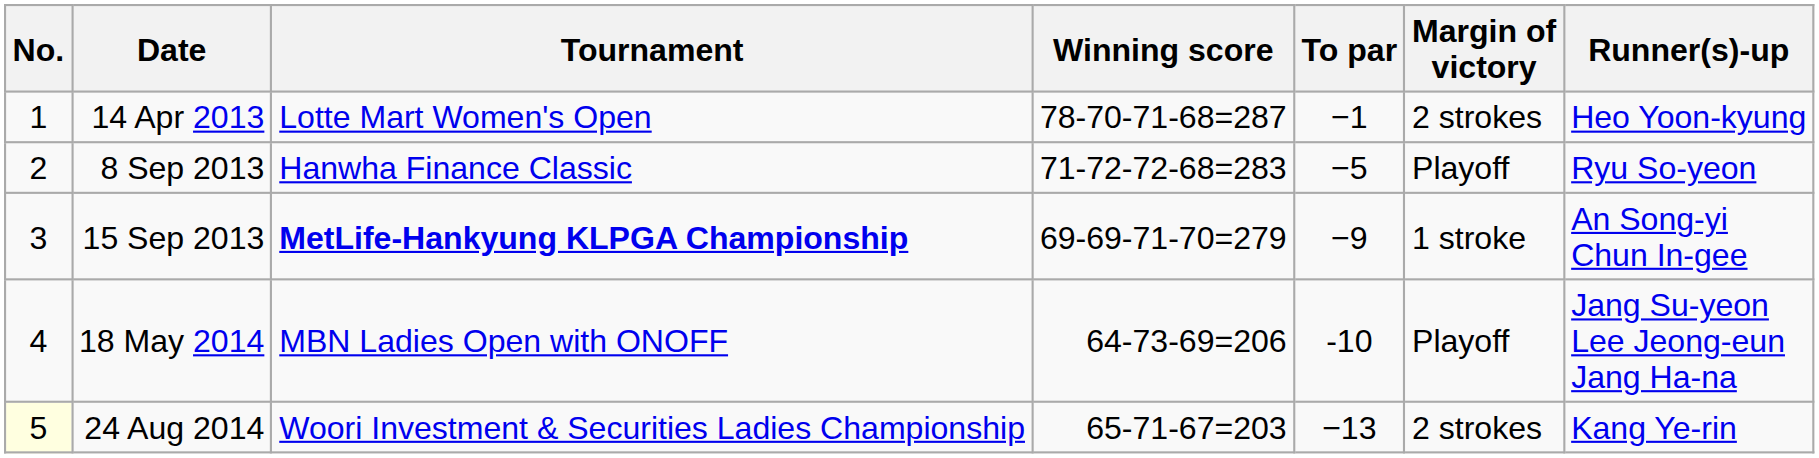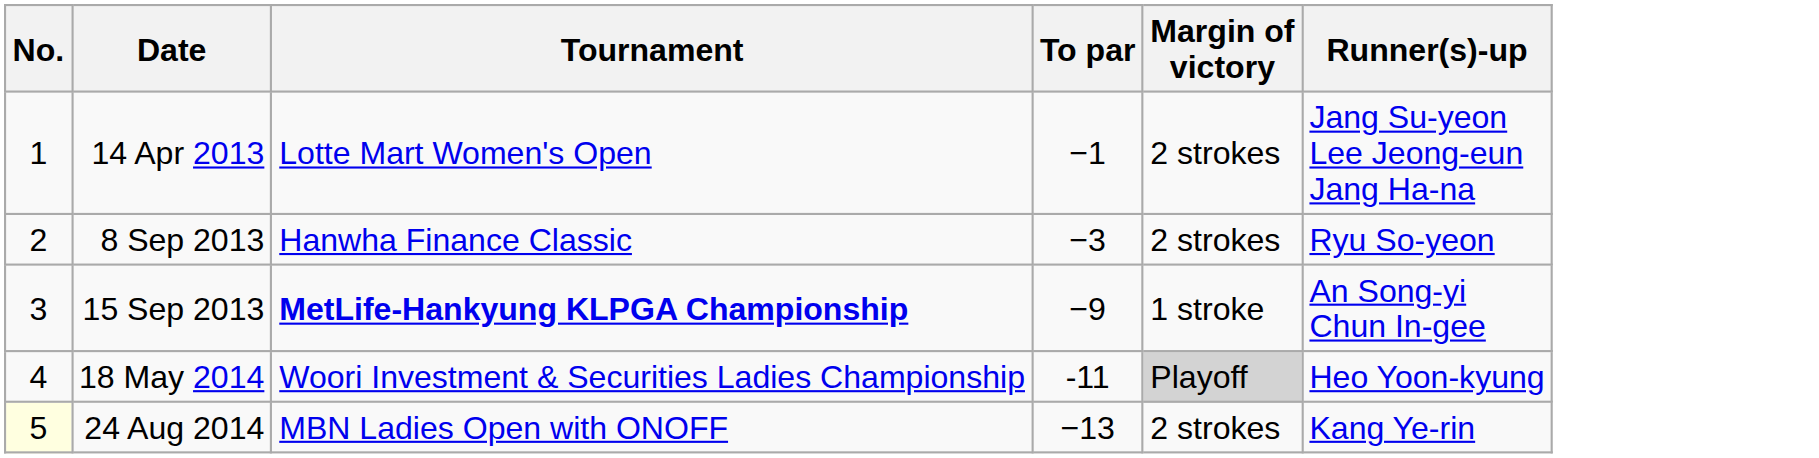- column: (1163, 49)
(1689, 117) Heo Yoon-kyung -> (1416, 153) Jang Su-yeon Lee Jeong-eun Jang Ha-na
(1349, 168) −5 -> (1088, 240) −3
(1461, 168) Playoff -> (1215, 240) 2 strokes
(504, 341) MBN Ladies Open with ONOFF -> (652, 377) Woori Investment & Securities Ladies Championship
(1349, 341) -10 -> (1088, 377) -11
(1461, 341) no background -> (1199, 377) lightgrey background
(1678, 341) Jang Su-yeon Lee Jeong-eun Jang Ha-na -> (1427, 377) Heo Yoon-kyung
(652, 428) Woori Investment & Securities Ladies Championship -> (504, 428) MBN Ladies Open with ONOFF
